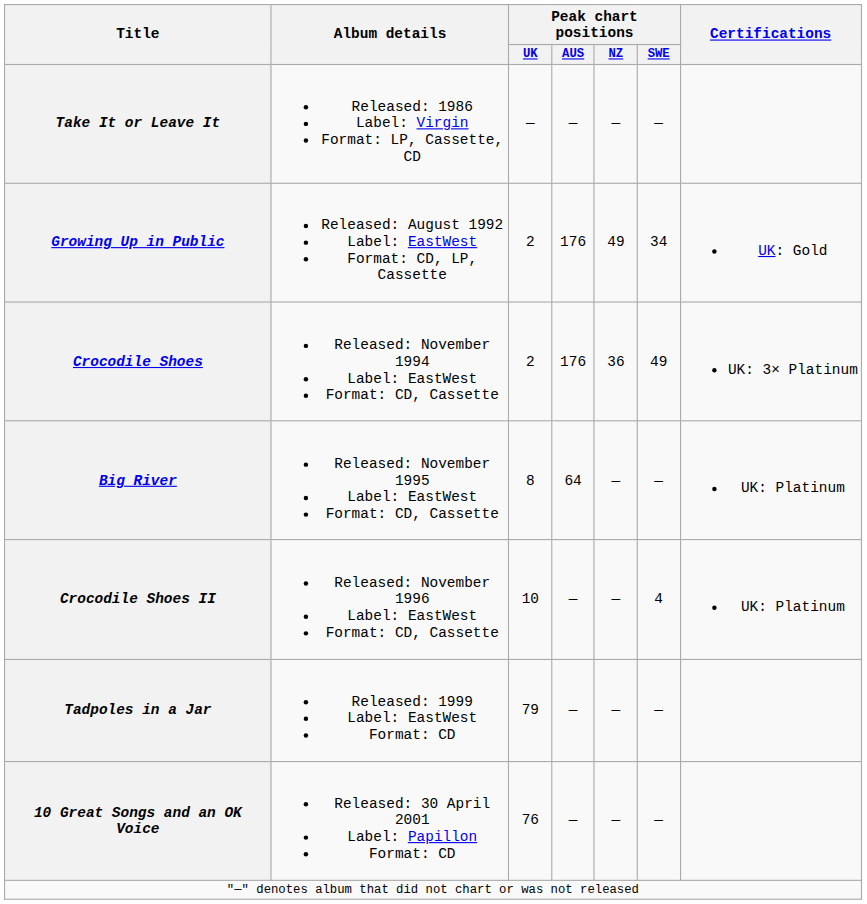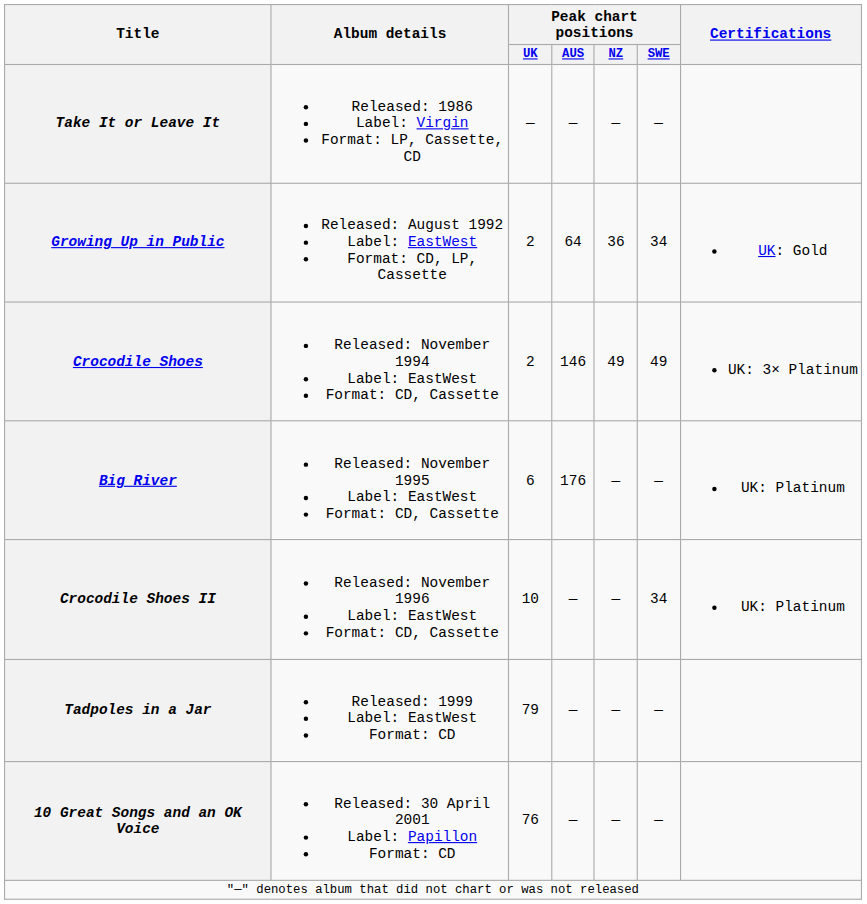(573, 243) 176 -> (573, 243) 64
(616, 243) 49 -> (616, 243) 36
(573, 361) 176 -> (573, 361) 146
(616, 361) 36 -> (616, 361) 49
(530, 480) 8 -> (530, 480) 6
(573, 480) 64 -> (573, 480) 176
(659, 599) 4 -> (659, 599) 34
